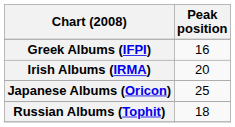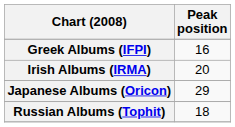(202, 91) 25 -> (202, 91) 29
